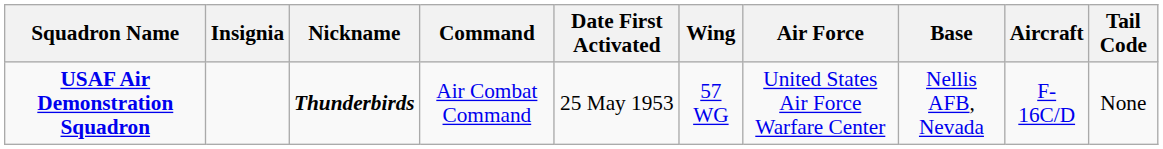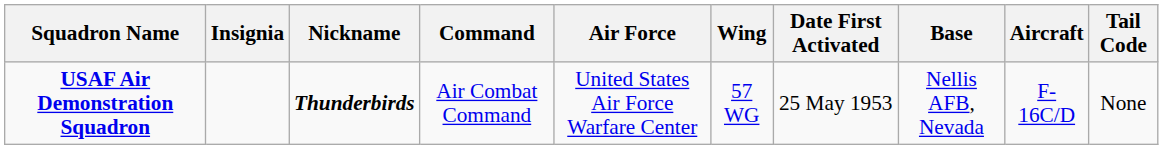columns swapped: (820, 33) <-> (617, 33)
